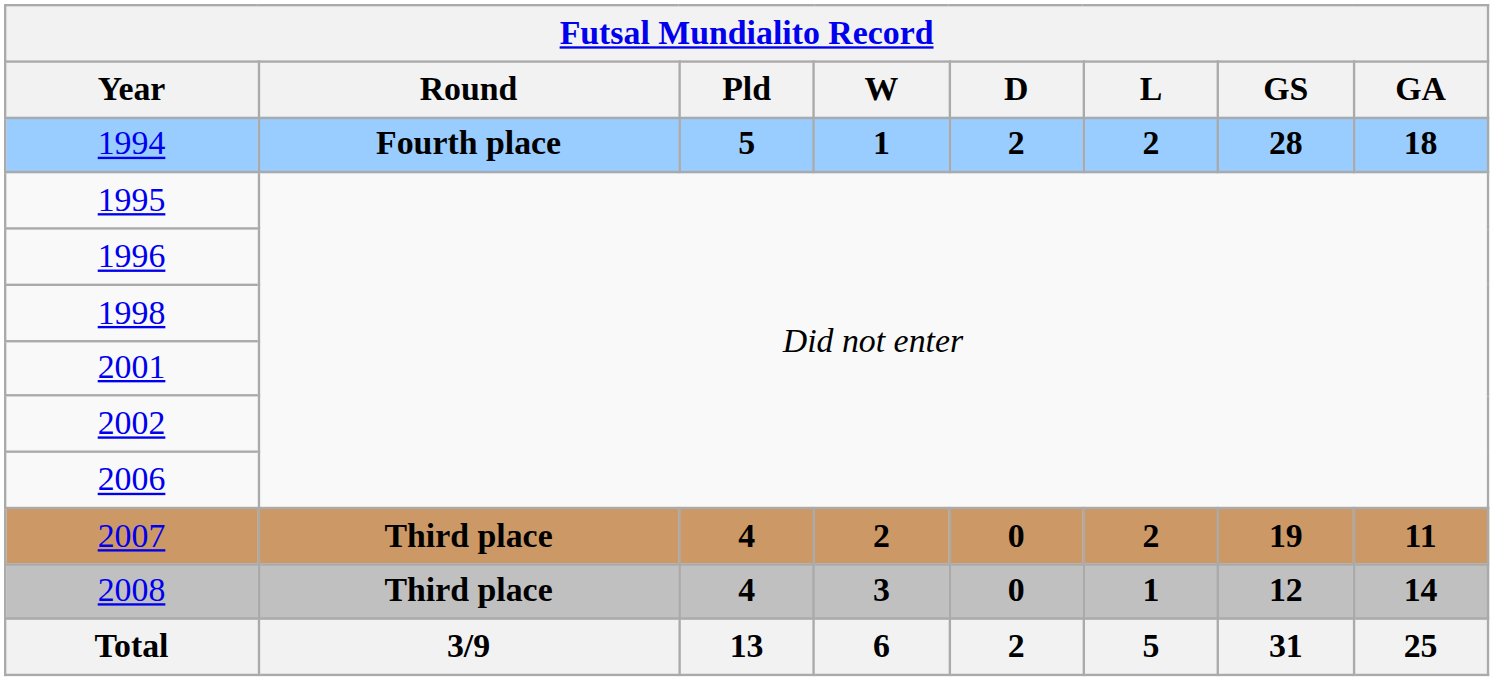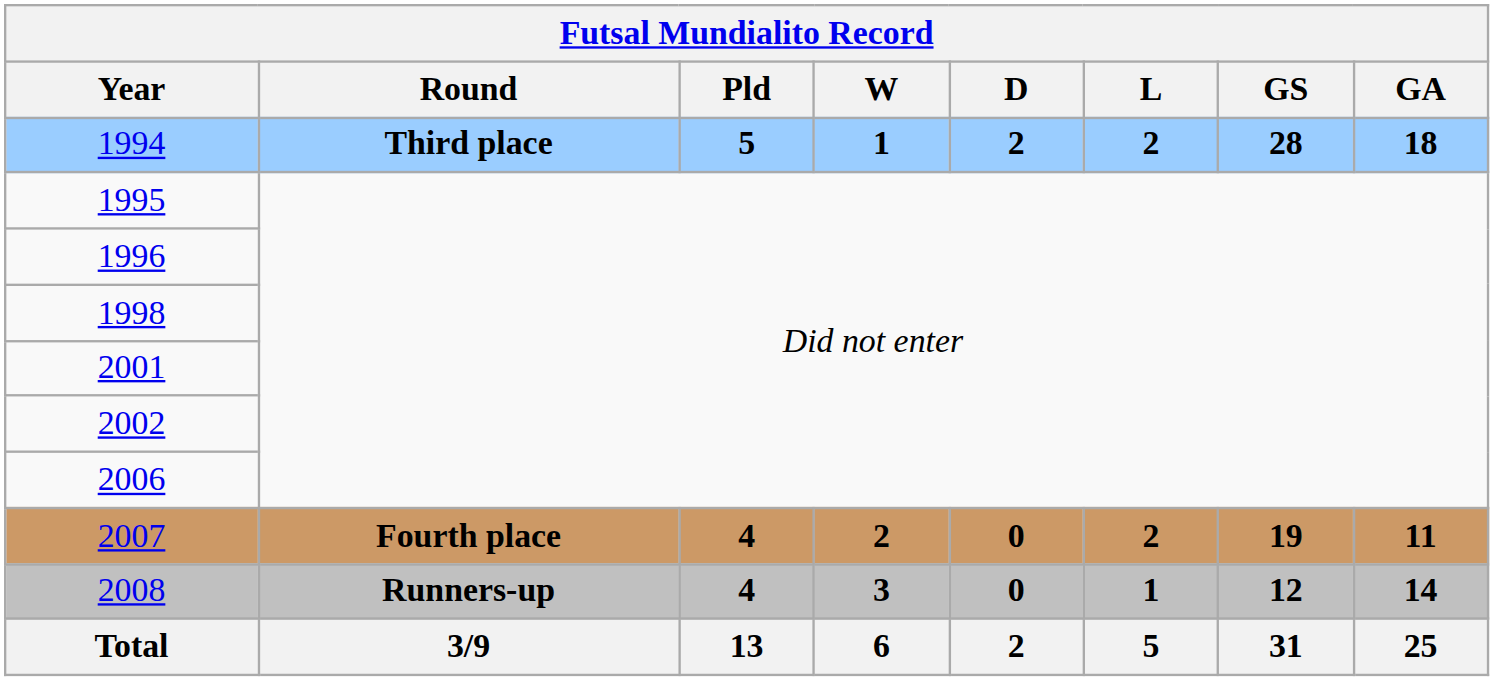(469, 144) Fourth place -> (469, 144) Third place
(469, 535) Third place -> (469, 535) Fourth place
(469, 590) Third place -> (469, 590) Runners-up
